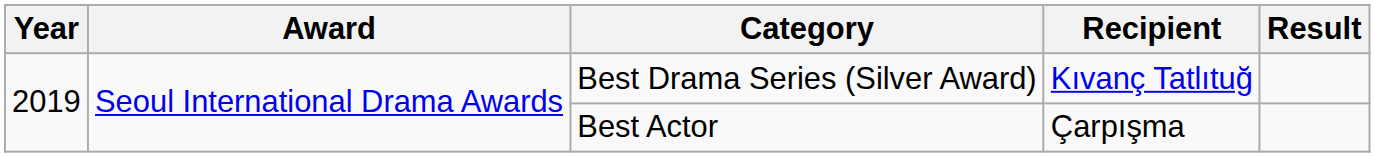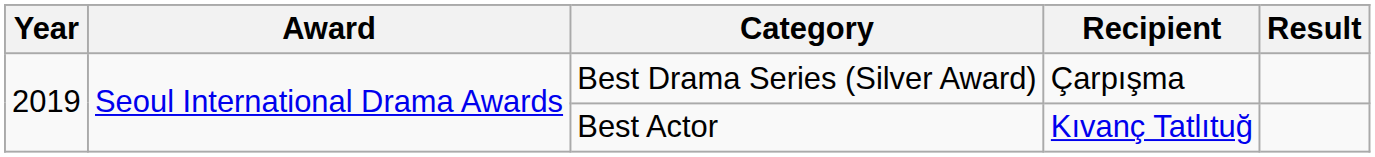(1152, 77) Kıvanç Tatlıtuğ -> (1118, 77) Çarpışma
(1118, 126) Çarpışma -> (1152, 126) Kıvanç Tatlıtuğ
